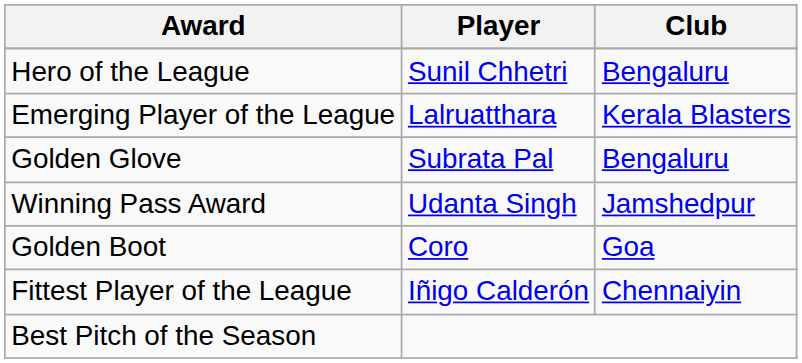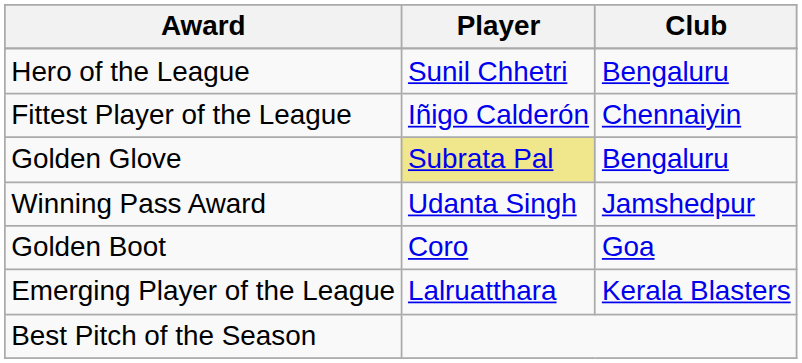rows swapped: (203, 114) <-> (182, 291)
(481, 159) no background -> (481, 159) khaki background
